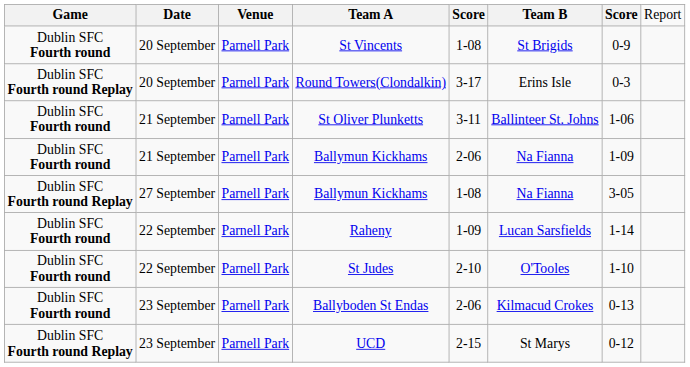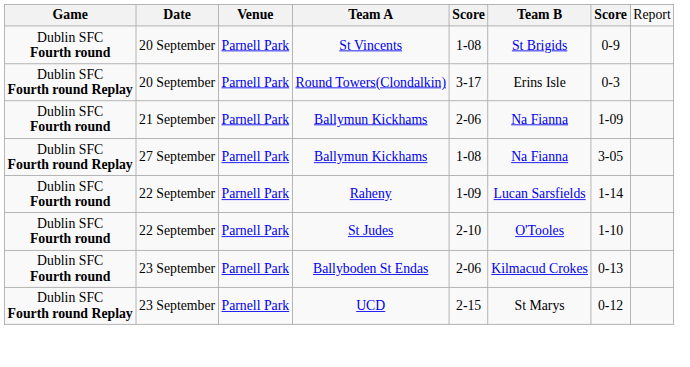- row: (177, 119)
